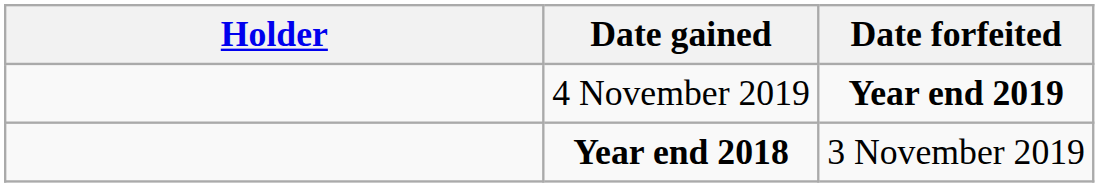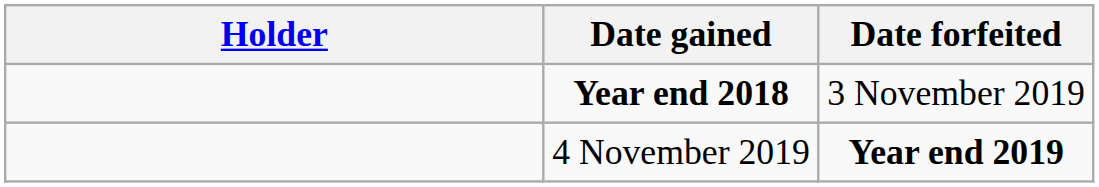rows swapped: (681, 151) <-> (681, 93)
